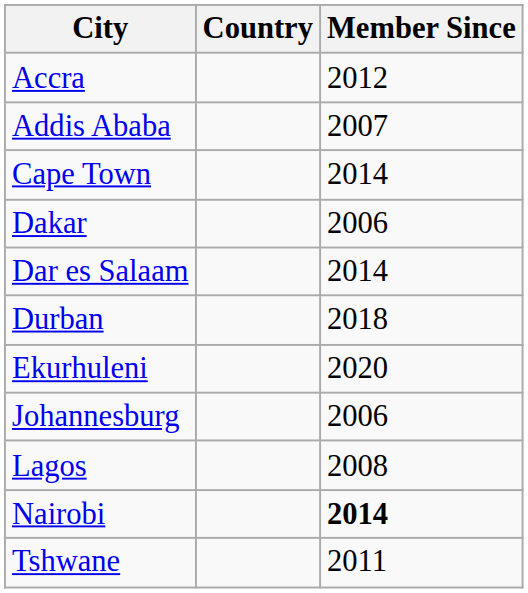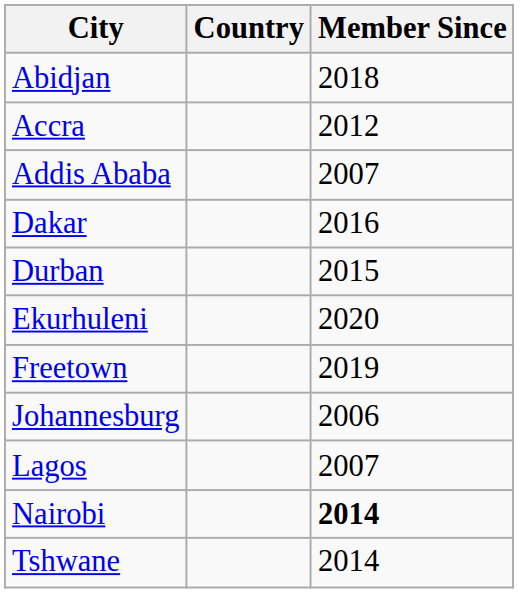+ row: (61, 77)
- row: (82, 174)
(358, 222) 2006 -> (349, 222) 2016
- row: (100, 271)
(358, 319) 2018 -> (349, 271) 2015
+ row: (70, 367)
(358, 464) 2008 -> (349, 464) 2007
(357, 561) 2011 -> (349, 561) 2014
